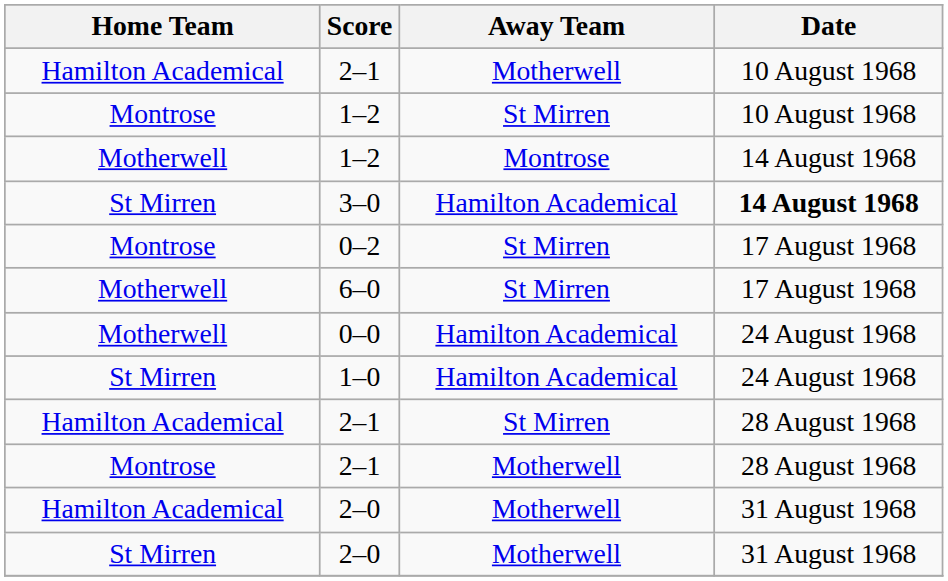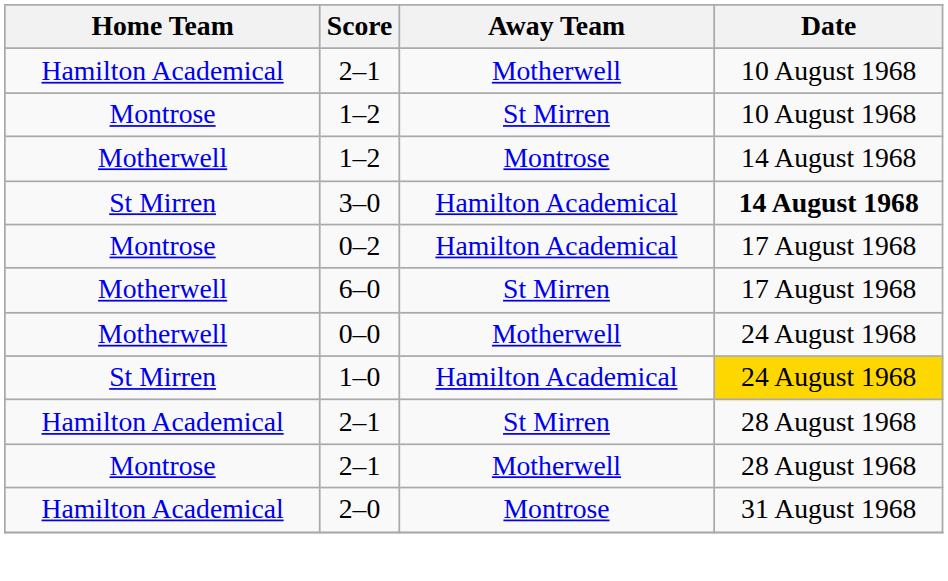(556, 245) St Mirren -> (556, 245) Hamilton Academical
(556, 333) Hamilton Academical -> (556, 333) Motherwell
(829, 377) no background -> (829, 377) gold background
(556, 509) Motherwell -> (556, 509) Montrose
- row: (163, 553)
